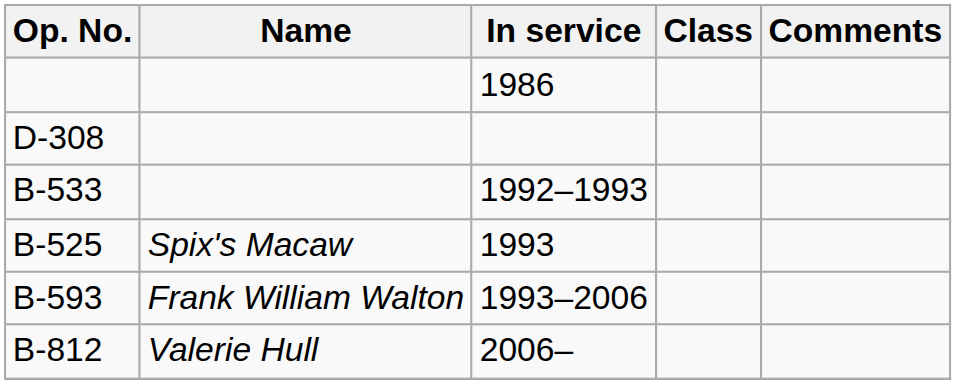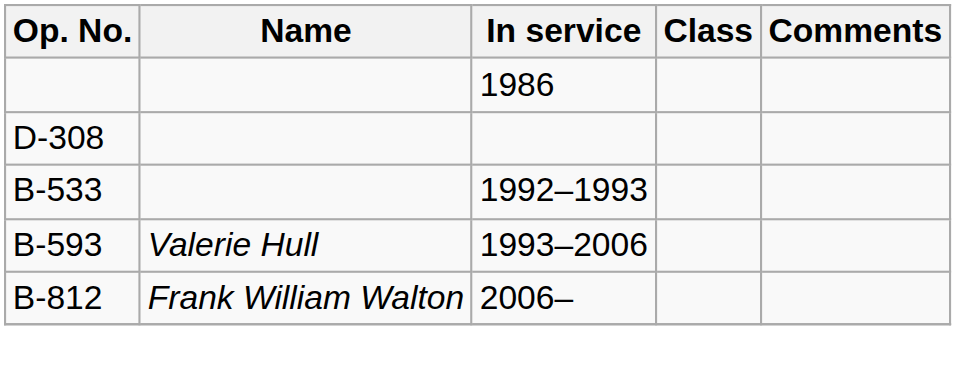- row: (58, 244)
(306, 297) Frank William Walton -> (233, 244) Valerie Hull
(233, 350) Valerie Hull -> (306, 297) Frank William Walton
